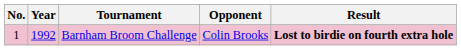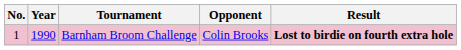(43, 35) 1992 -> (43, 35) 1990
